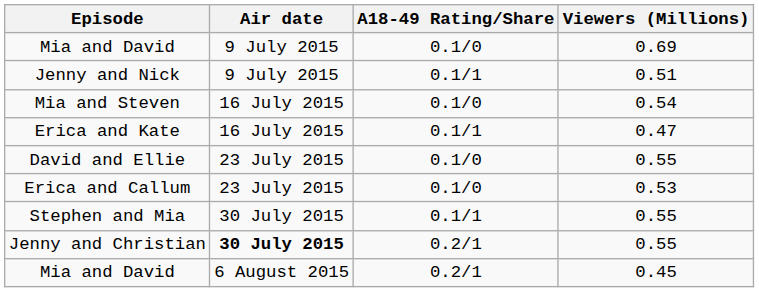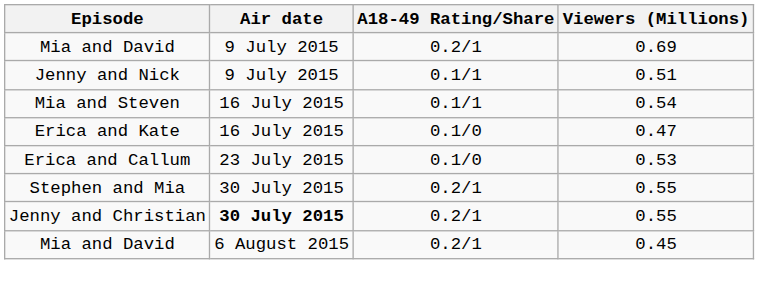(456, 47) 0.1/0 -> (456, 47) 0.2/1
(456, 103) 0.1/0 -> (456, 103) 0.1/1
(456, 131) 0.1/1 -> (456, 131) 0.1/0
- row: (107, 160)
(456, 216) 0.1/1 -> (456, 188) 0.2/1
